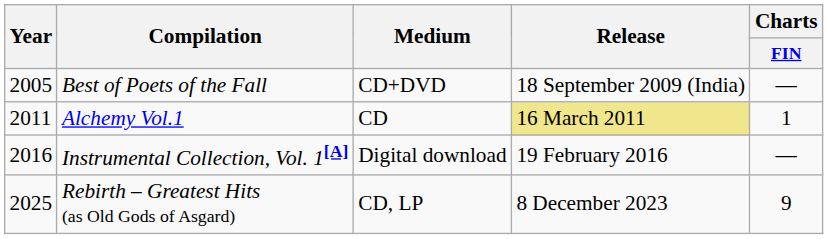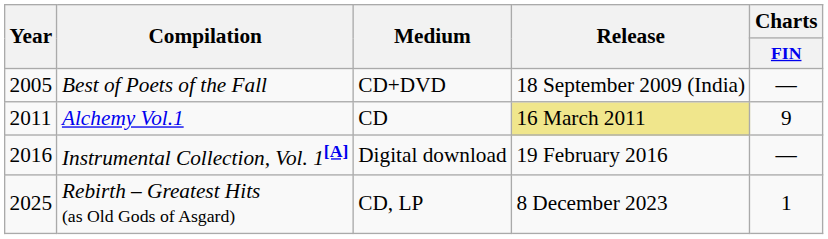(786, 118) 1 -> (786, 118) 9
(786, 203) 9 -> (786, 203) 1
